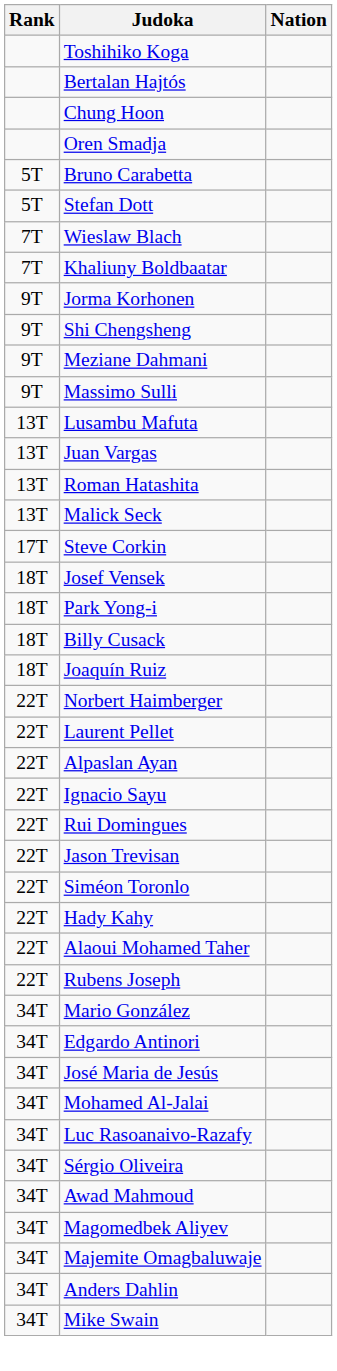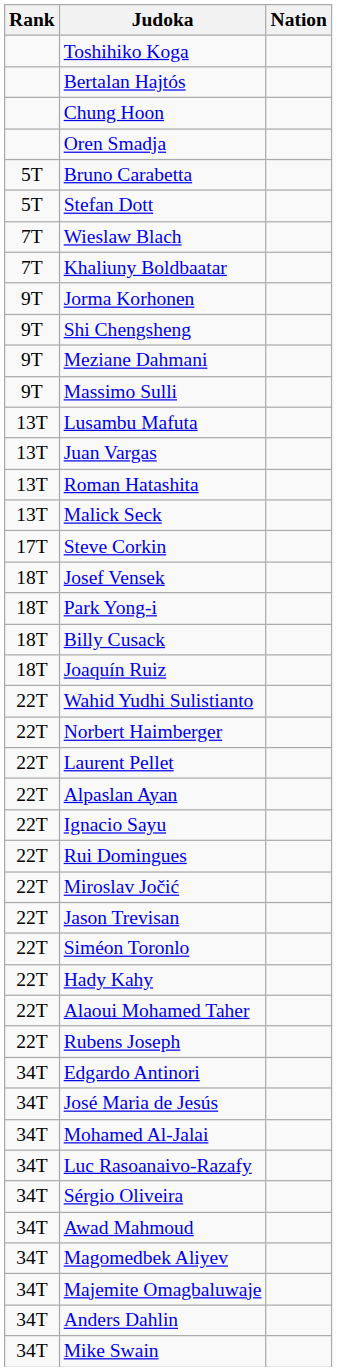+ row: (159, 701)
+ row: (121, 886)
- row: (127, 1010)
